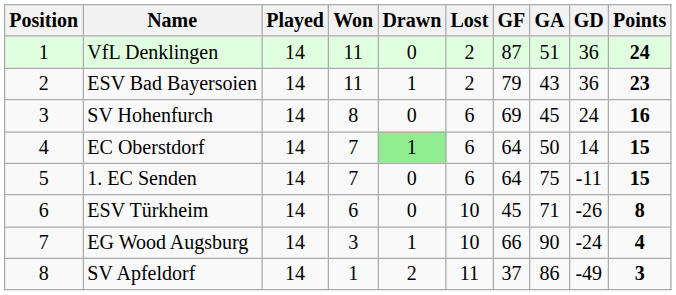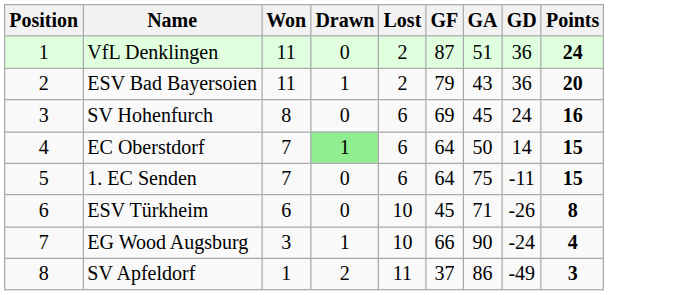- column: (295, 20)
(640, 83) 23 -> (573, 83) 20
